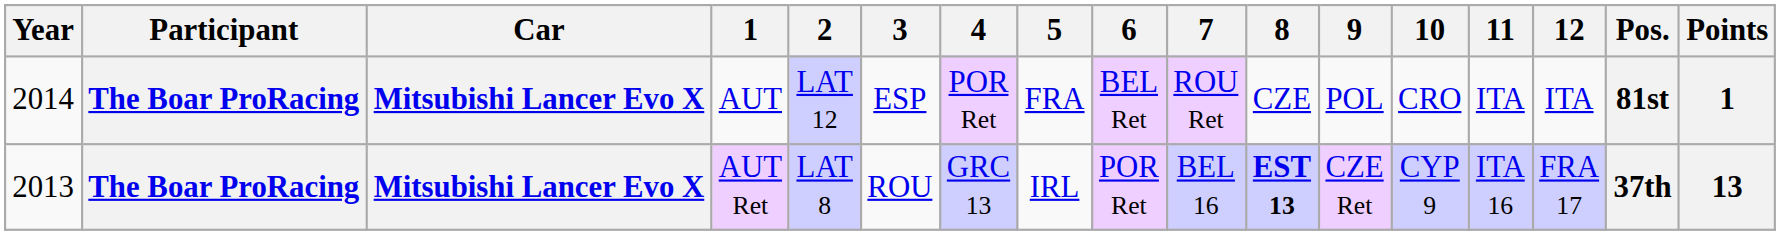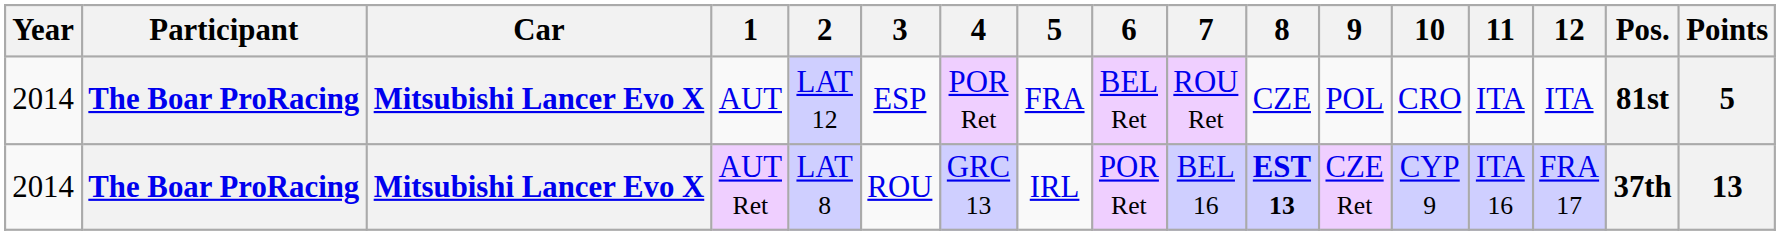(1727, 99) 1 -> (1727, 99) 5
(43, 186) 2013 -> (43, 186) 2014
